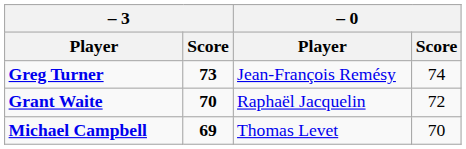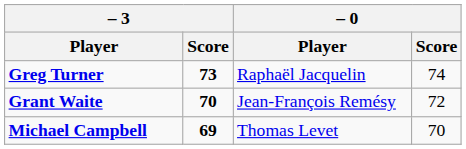(316, 74) Jean-François Remésy -> (301, 74) Raphaël Jacquelin
(301, 102) Raphaël Jacquelin -> (316, 102) Jean-François Remésy
